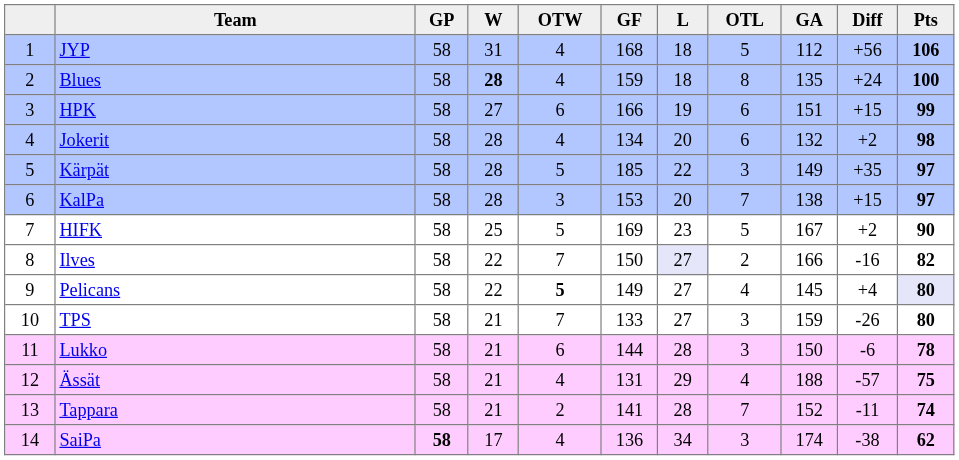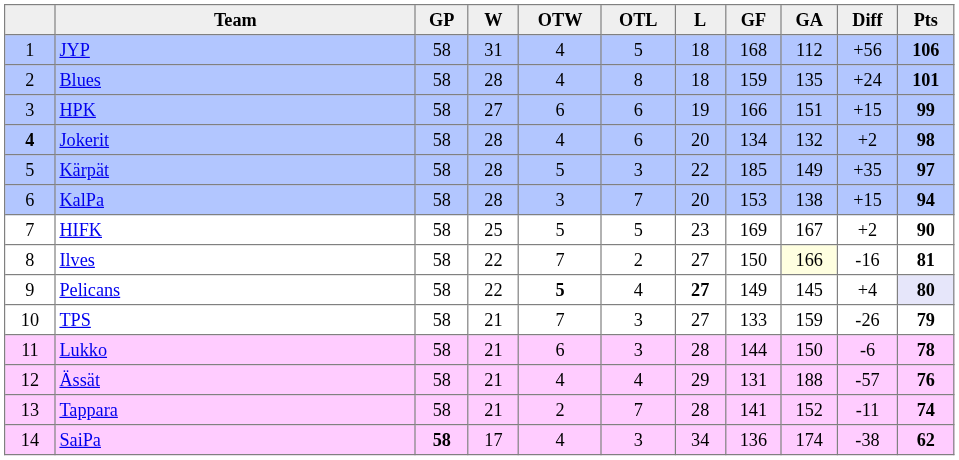columns swapped: (745, 19) <-> (629, 19)
(493, 79) bold -> (493, 79) normal
(926, 79) 100 -> (926, 79) 101
(30, 139) normal -> (30, 139) bold
(926, 199) 97 -> (926, 199) 94
(683, 259) lavender background -> (700, 259) no background
(809, 259) no background -> (809, 259) lightyellow background
(926, 259) 82 -> (926, 259) 81
(683, 289) normal -> (700, 289) bold
(926, 319) 80 -> (926, 319) 79
(926, 379) 75 -> (926, 379) 76
